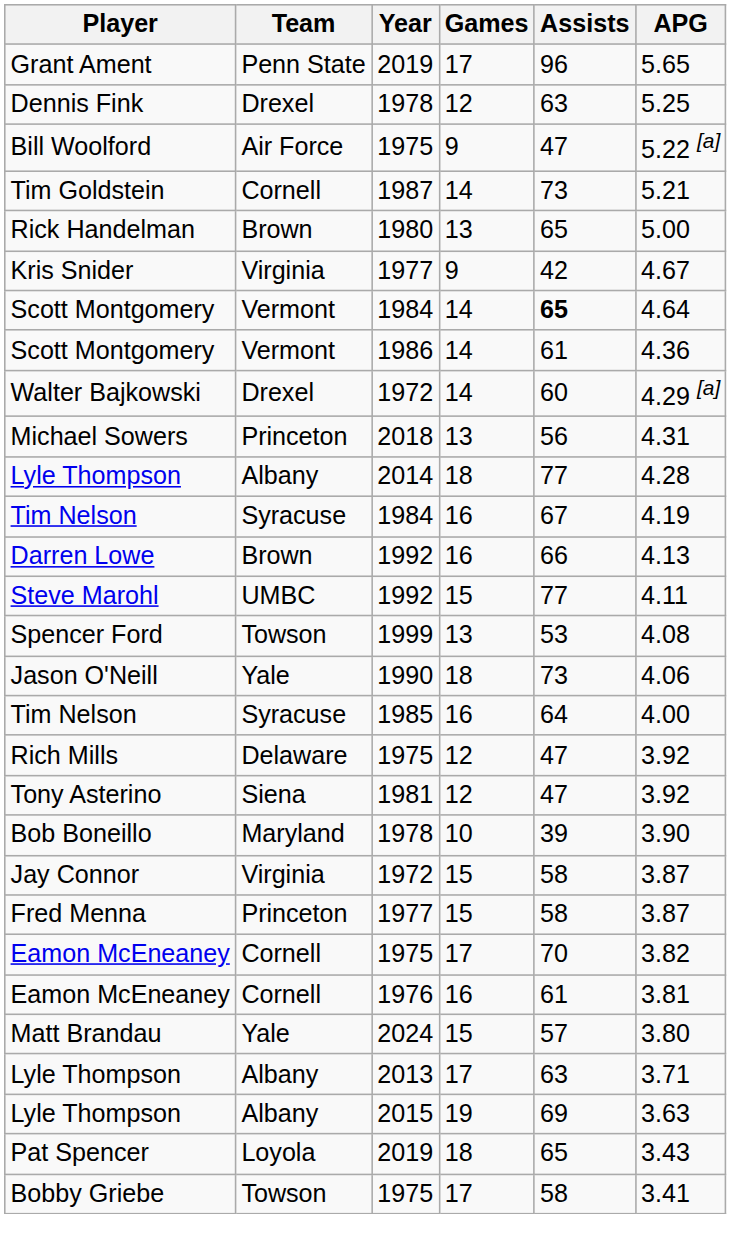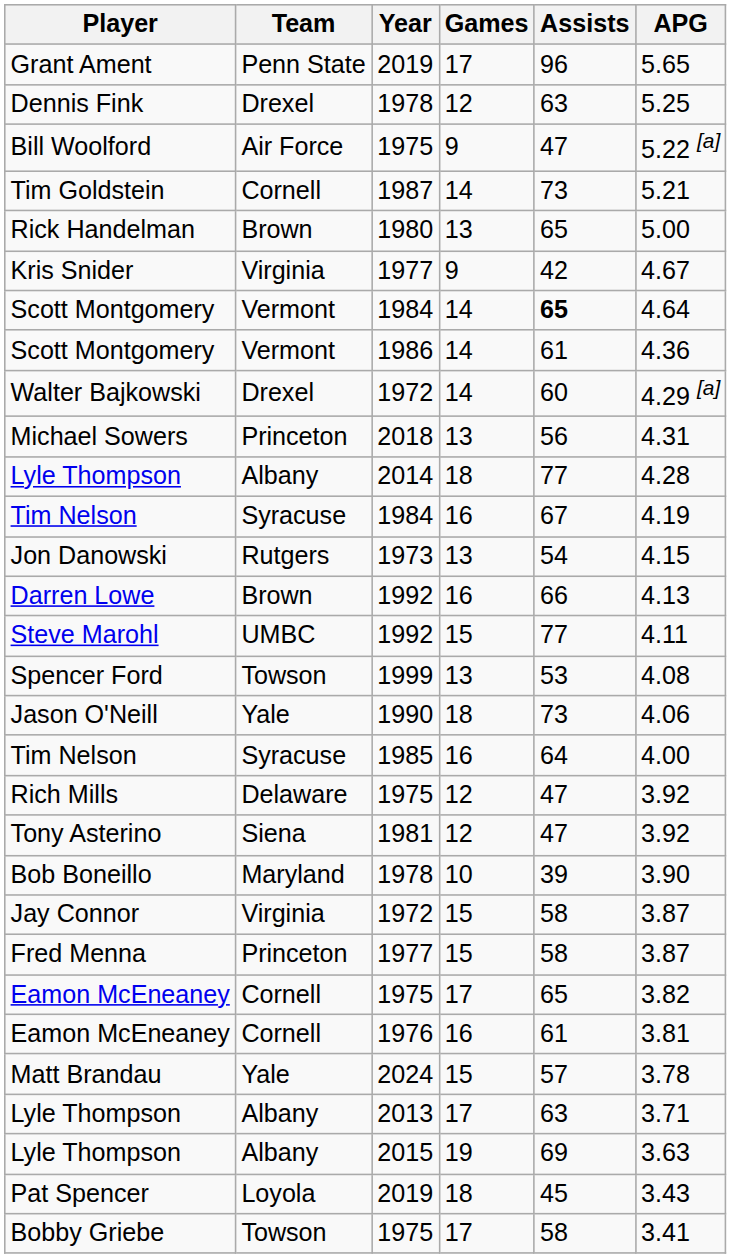+ row: (89, 555)
(554, 954) 70 -> (554, 994) 65
(665, 1033) 3.80 -> (665, 1073) 3.78
(554, 1153) 65 -> (554, 1193) 45
